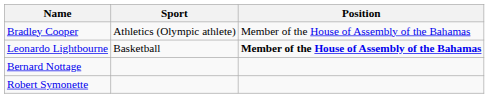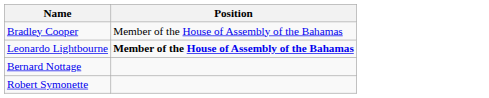- column: (174, 13)
